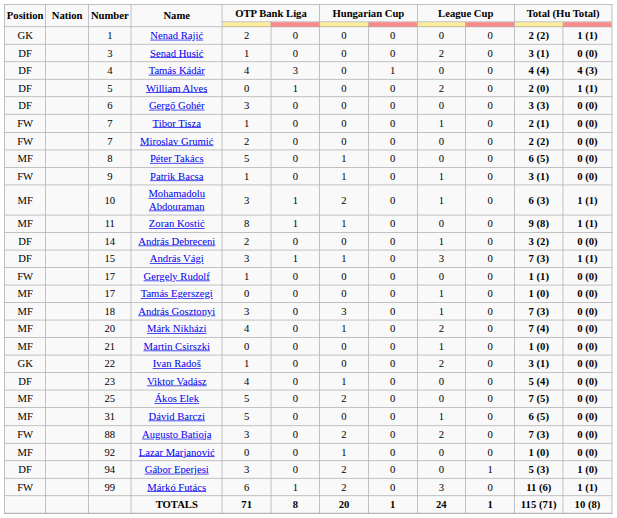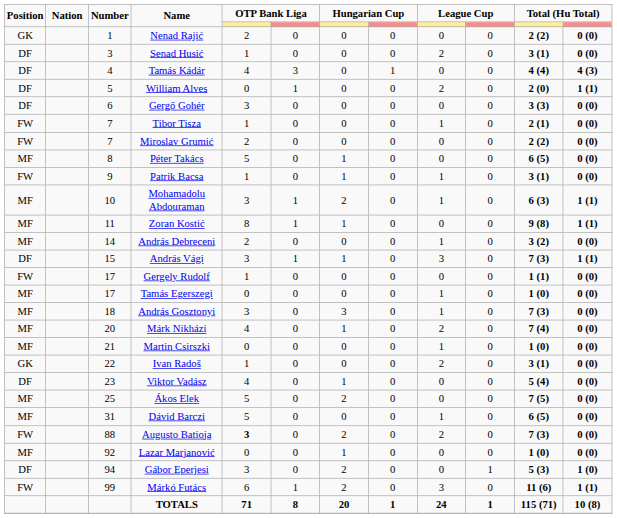(587, 35) 1 (1) -> (587, 35) 0 (0)
(25, 241) DF -> (25, 241) MF
(247, 434) normal -> (247, 434) bold
